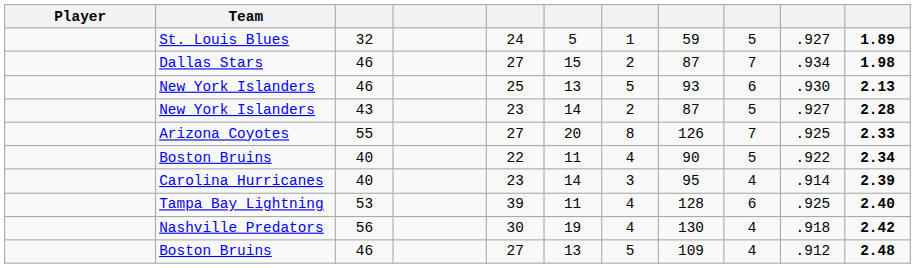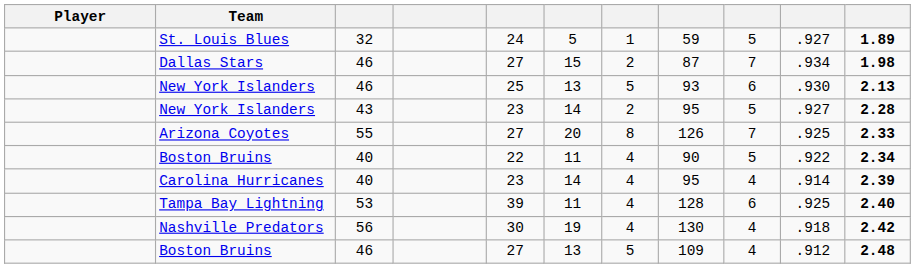(691, 110) 87 -> (691, 110) 95
(630, 181) 3 -> (630, 181) 4
